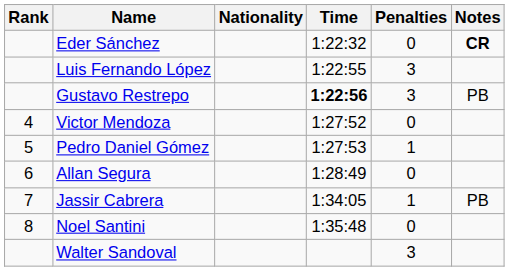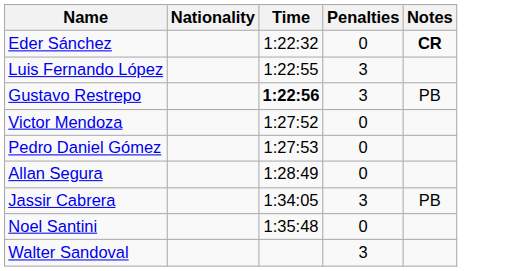- column: (28, 17)
(411, 148) 1 -> (363, 148) 0
(411, 200) 1 -> (363, 200) 3
